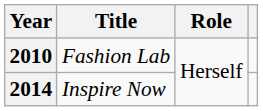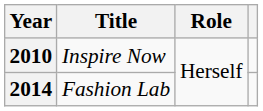(116, 55) Fashion Lab -> (114, 55) Inspire Now
(114, 88) Inspire Now -> (116, 88) Fashion Lab
